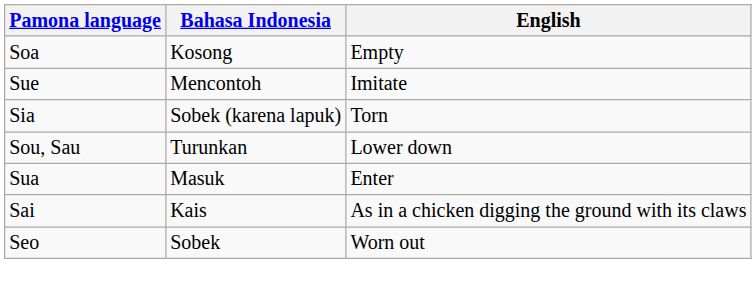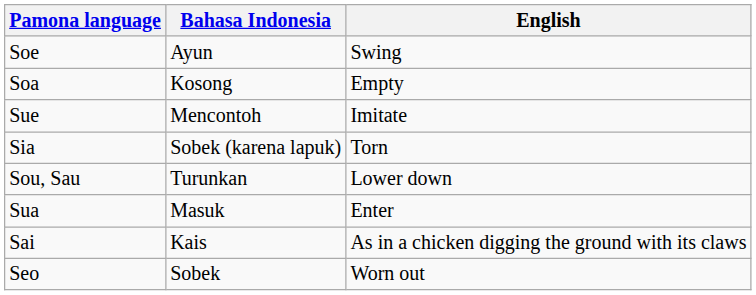+ row: (24, 52)
